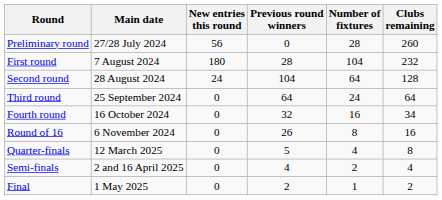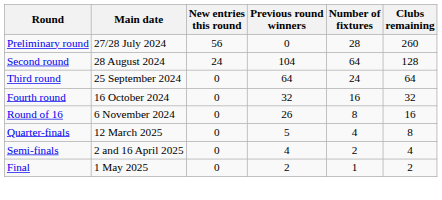- row: (32, 61)
(410, 114) 34 -> (410, 97) 32
